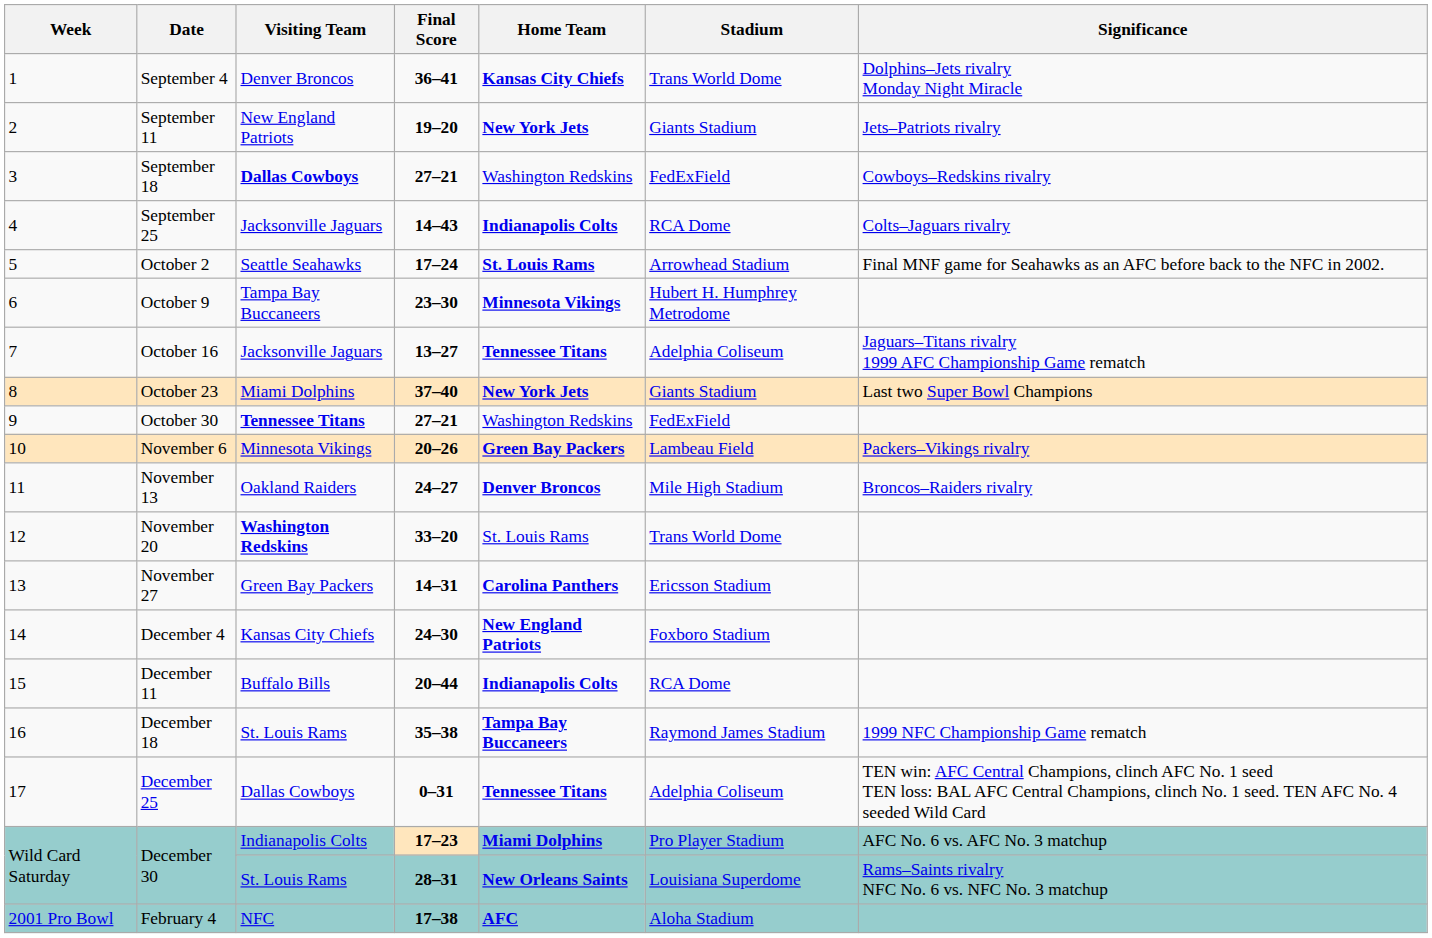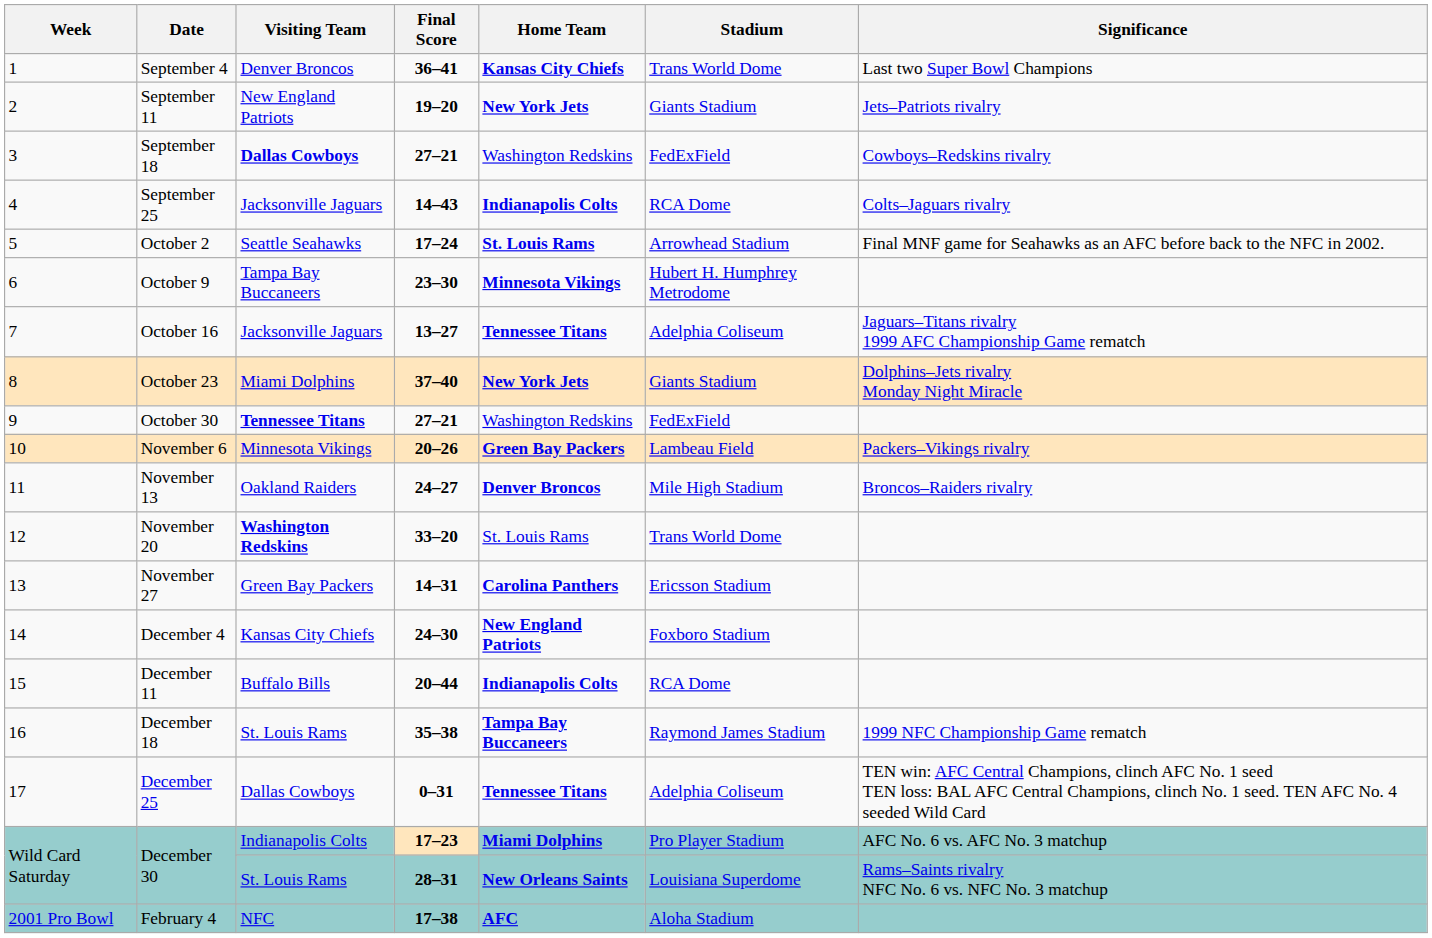(942, 78) Dolphins–Jets rivalry Monday Night Miracle -> (978, 68) Last two Super Bowl Champions
(978, 391) Last two Super Bowl Champions -> (942, 380) Dolphins–Jets rivalry Monday Night Miracle
